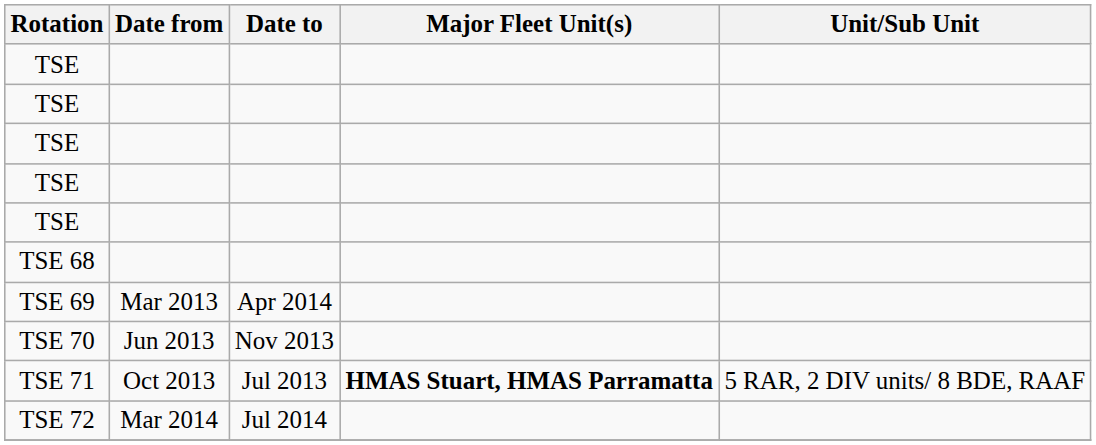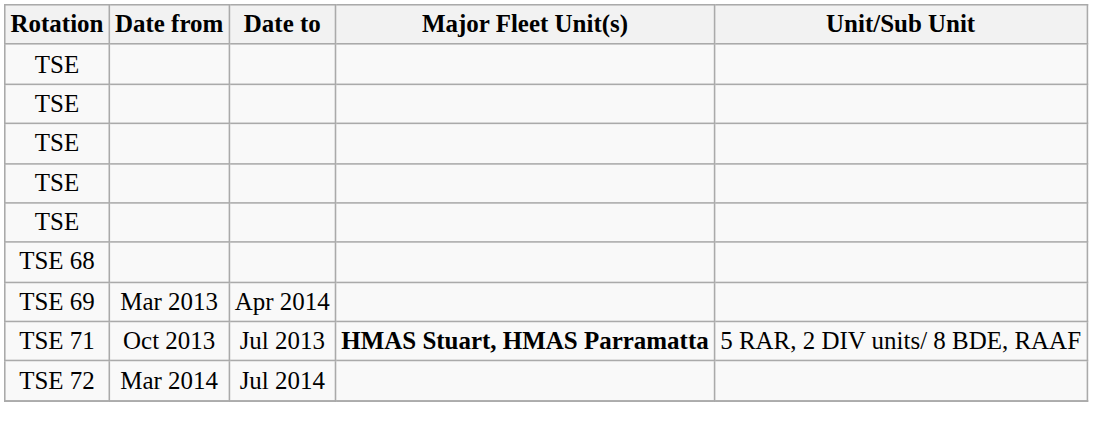- row: (57, 340)
